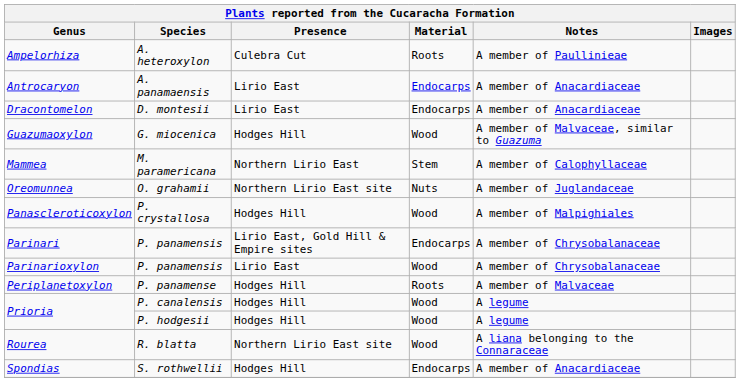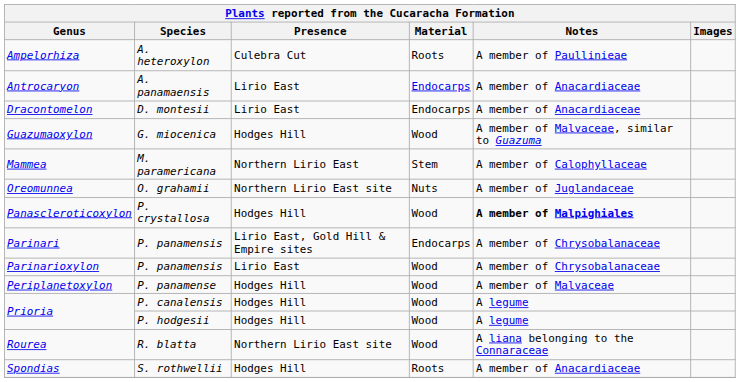(555, 212) normal -> (555, 212) bold
(428, 285) Roots -> (425, 285) Wood
(441, 368) Endocarps -> (428, 368) Roots
